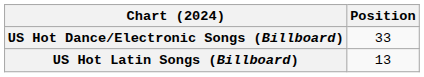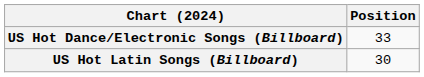(383, 60) 13 -> (383, 60) 30
